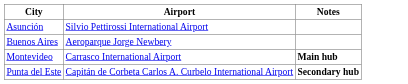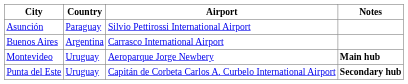+ column: (85, 12)
(118, 42) Aeroparque Jorge Newbery -> (166, 42) Carrasco International Airport
(123, 57) Carrasco International Airport -> (161, 57) Aeroparque Jorge Newbery
